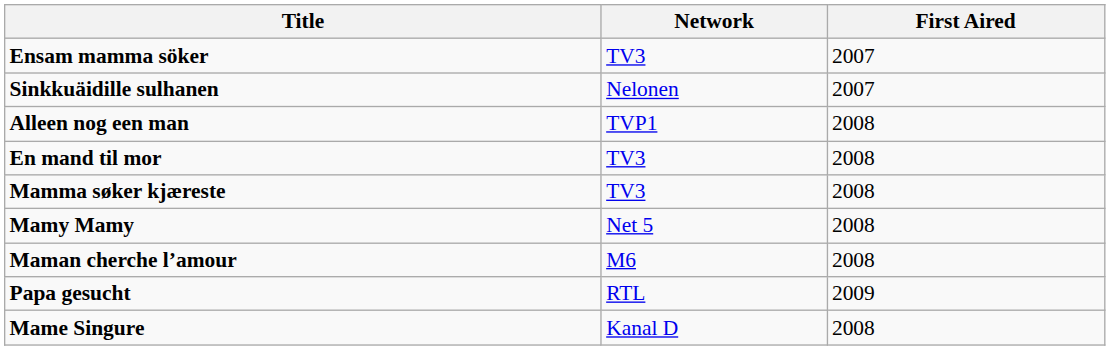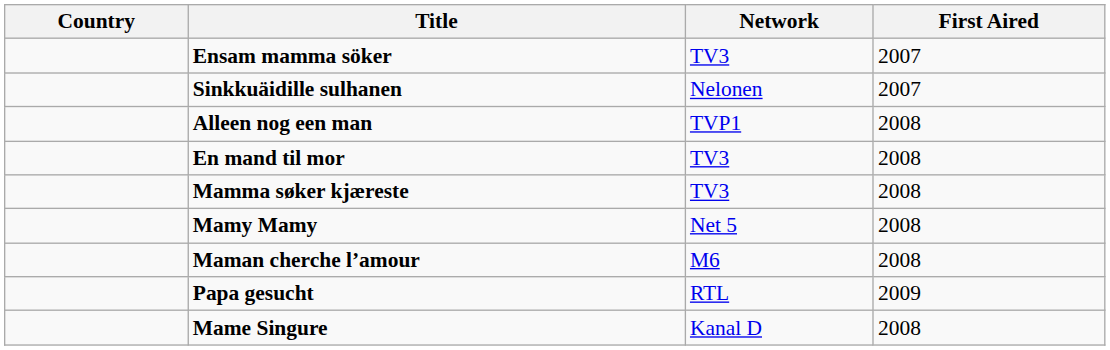+ column: (96, 21)
